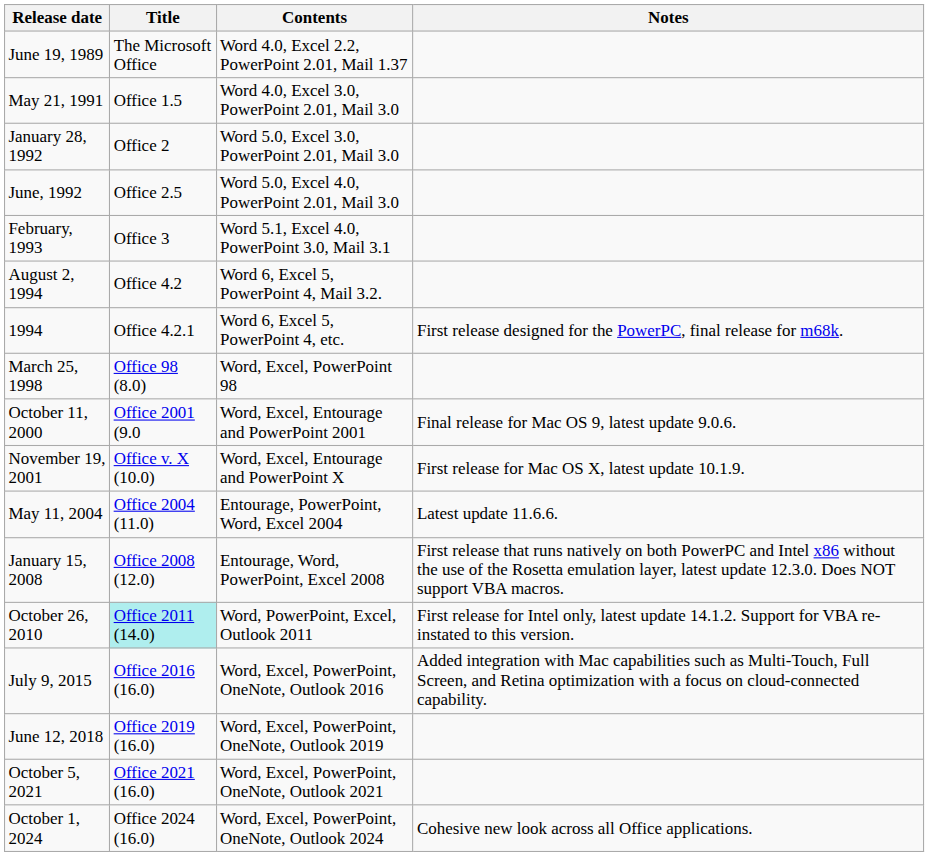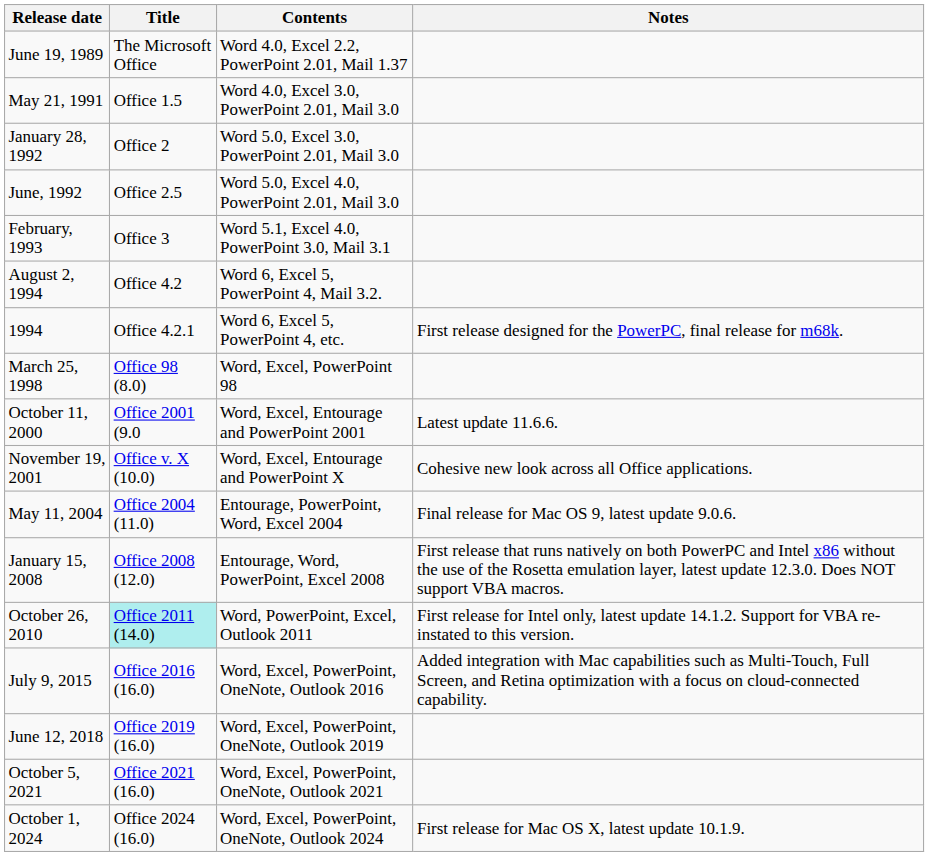(577, 422) Final release for Mac OS 9, latest update 9.0.6. -> (488, 422) Latest update 11.6.6.
(581, 468) First release for Mac OS X, latest update 10.1.9. -> (585, 468) Cohesive new look across all Office applications.
(488, 514) Latest update 11.6.6. -> (577, 514) Final release for Mac OS 9, latest update 9.0.6.
(585, 828) Cohesive new look across all Office applications. -> (581, 828) First release for Mac OS X, latest update 10.1.9.
